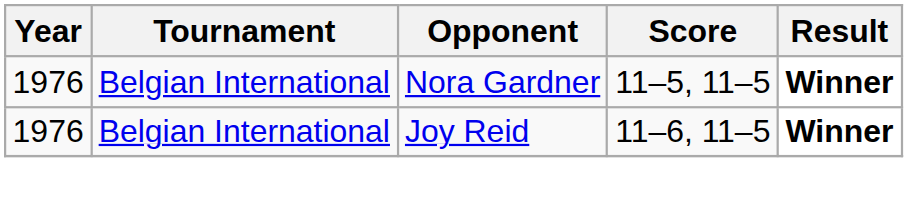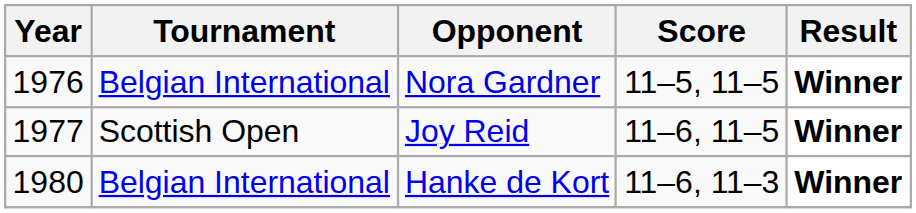(48, 132) 1976 -> (48, 132) 1977
(244, 132) Belgian International -> (199, 132) Scottish Open
+ row: (507, 182)
